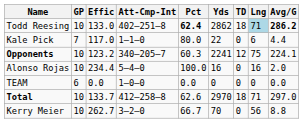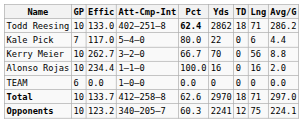(256, 26) lightblue background -> (256, 26) no background
(283, 26) bold -> (283, 26) normal
(132, 40) 1–1–0 -> (132, 40) 5–4–0
rows swapped: (35, 111) <-> (30, 54)
(132, 68) 5–4–0 -> (132, 68) 1–1–0
